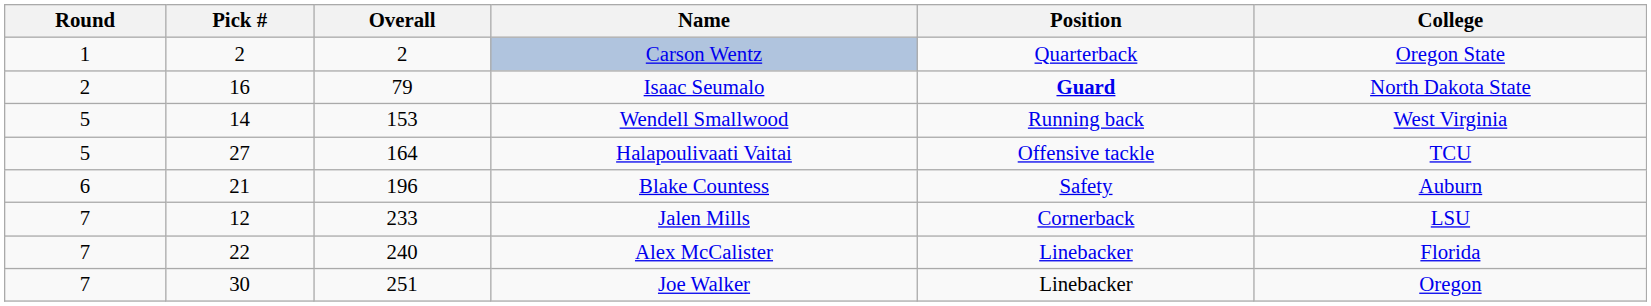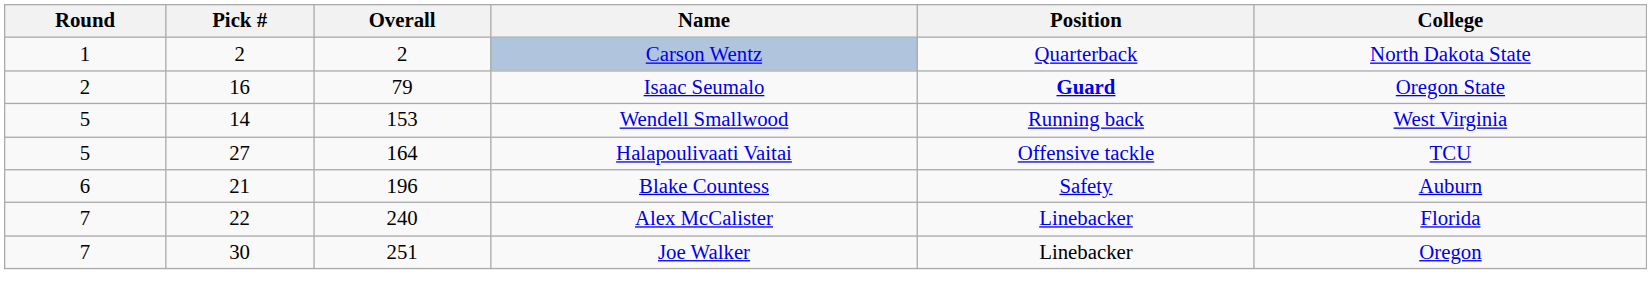(1450, 53) Oregon State -> (1450, 53) North Dakota State
(1450, 86) North Dakota State -> (1450, 86) Oregon State
- row: (704, 218)
